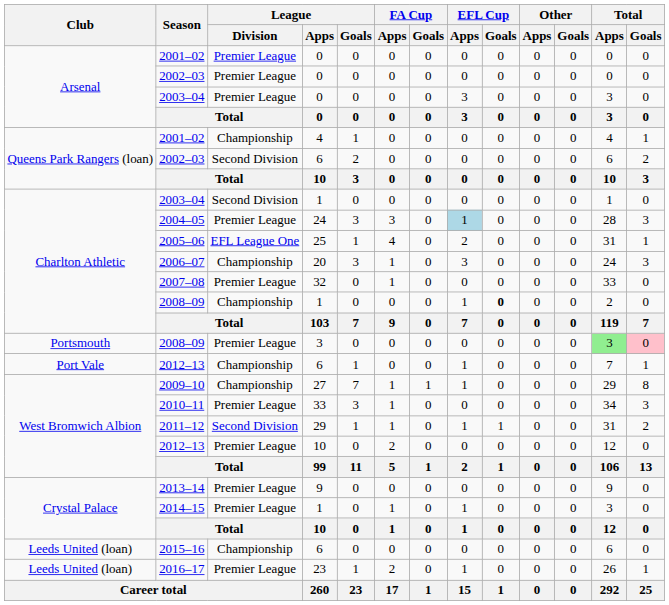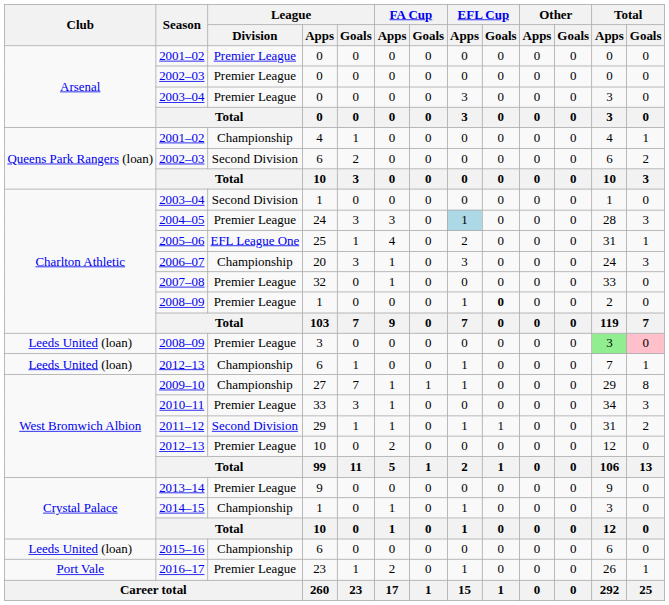(255, 302) Championship -> (255, 302) Premier League
(80, 343) Portsmouth -> (80, 343) Leeds United (loan)
(80, 364) Port Vale -> (80, 364) Leeds United (loan)
(255, 508) Premier League -> (255, 508) Championship
(80, 569) Leeds United (loan) -> (80, 569) Port Vale
